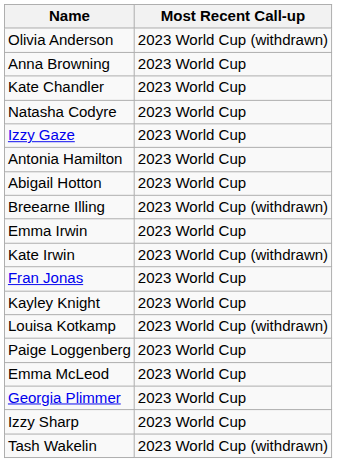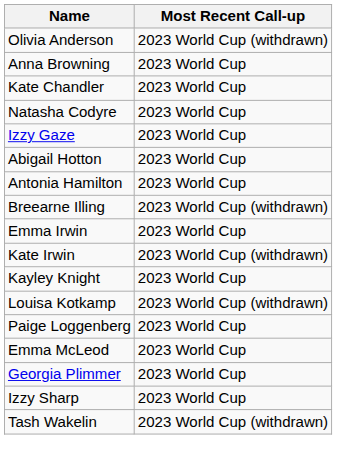rows swapped: (65, 159) <-> (55, 183)
- row: (46, 278)
